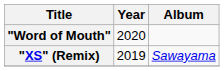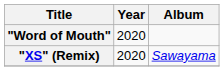(131, 55) 2019 -> (131, 55) 2020
